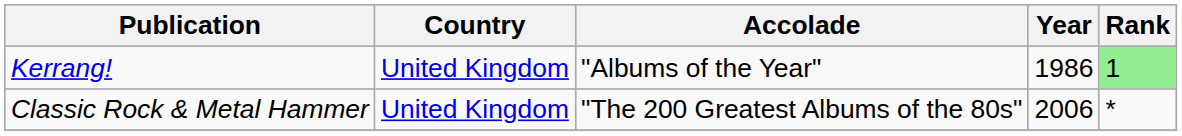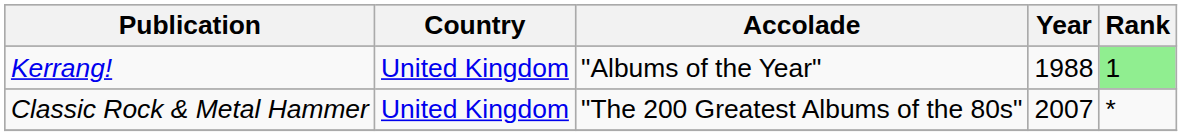(1064, 67) 1986 -> (1064, 67) 1988
(1064, 109) 2006 -> (1064, 109) 2007
